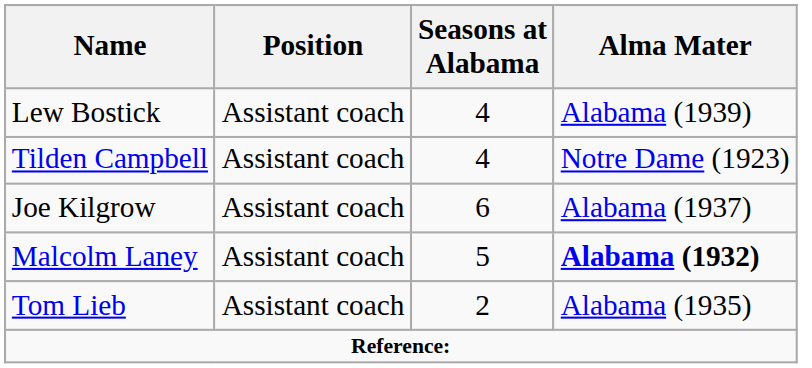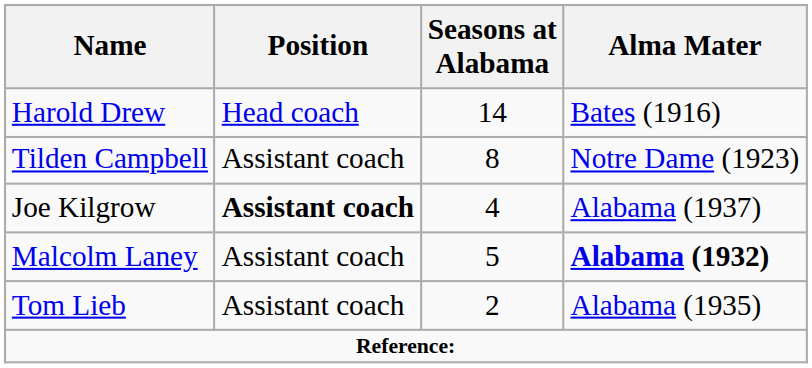+ row: (89, 111)
- row: (86, 111)
(482, 159) 4 -> (492, 159) 8
(313, 208) normal -> (318, 208) bold
(482, 208) 6 -> (492, 208) 4
